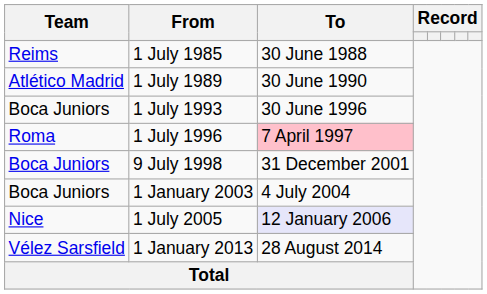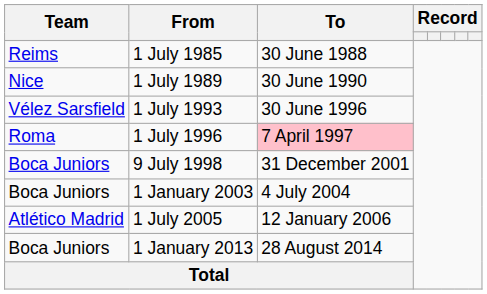(66, 81) Atlético Madrid -> (26, 81) Nice
(59, 109) Boca Juniors -> (67, 109) Vélez Sarsfield
(26, 219) Nice -> (66, 219) Atlético Madrid
(326, 219) lavender background -> (326, 219) no background
(67, 247) Vélez Sarsfield -> (59, 247) Boca Juniors
